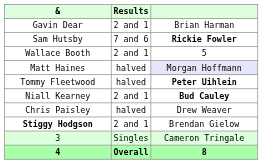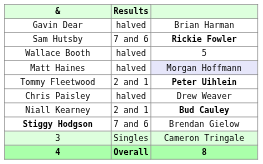(131, 25) 2 and 1 -> (131, 25) halved
(131, 54) 2 and 1 -> (131, 54) halved
(131, 82) halved -> (131, 82) 2 and 1
rows swapped: (58, 110) <-> (58, 96)
(131, 124) 2 and 1 -> (131, 124) 7 and 6
